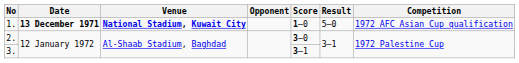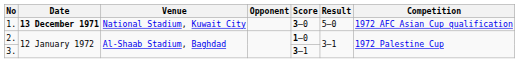(174, 24) bold -> (174, 24) normal
(300, 24) 1–0 -> (300, 24) 3–0
(300, 38) 3–0 -> (300, 38) 1–0
